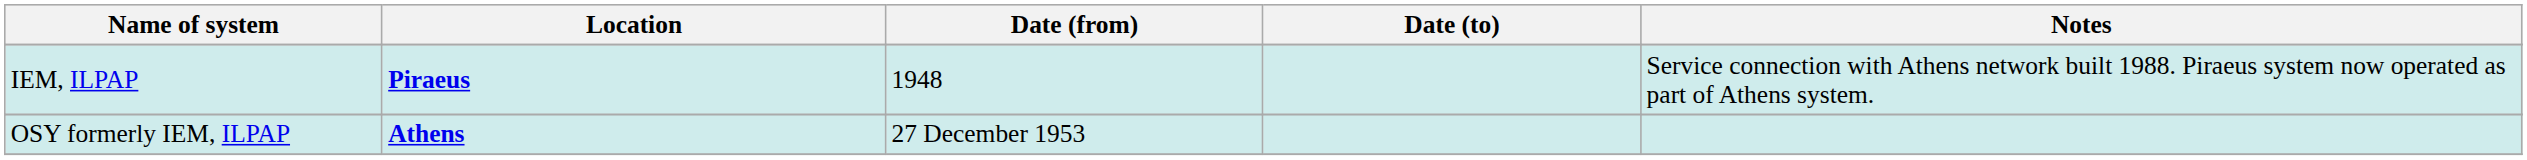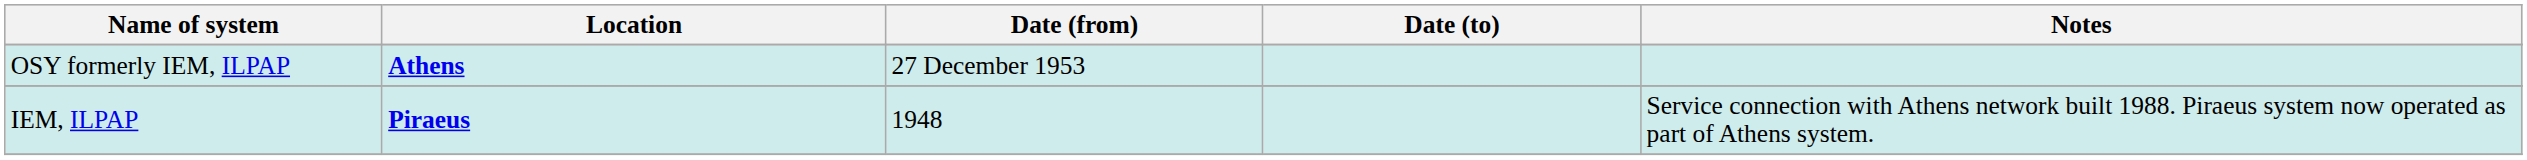rows swapped: (150, 133) <-> (75, 79)
